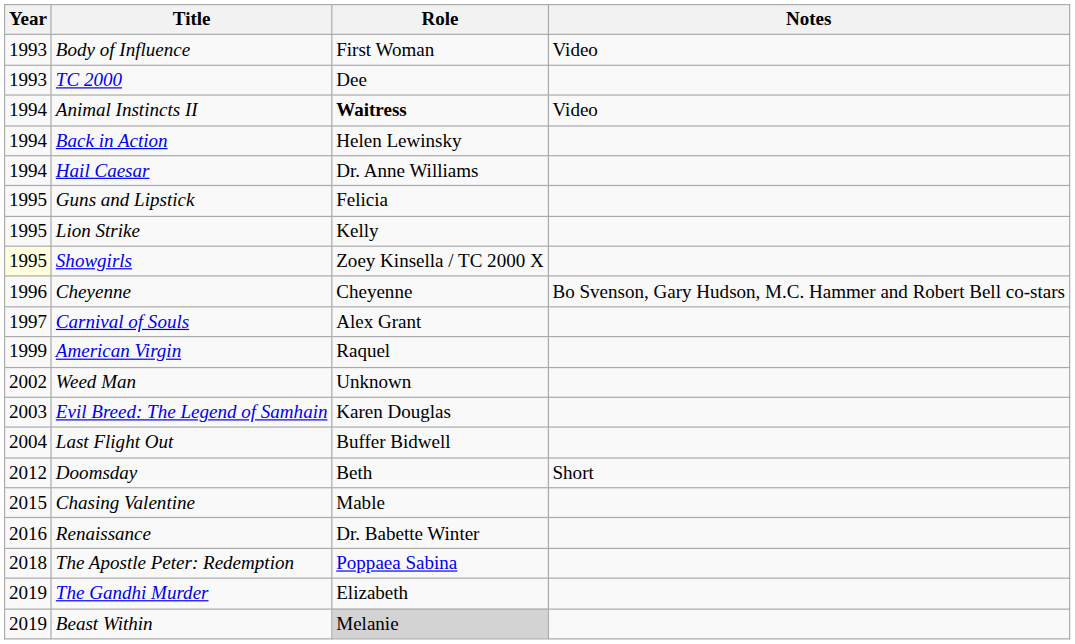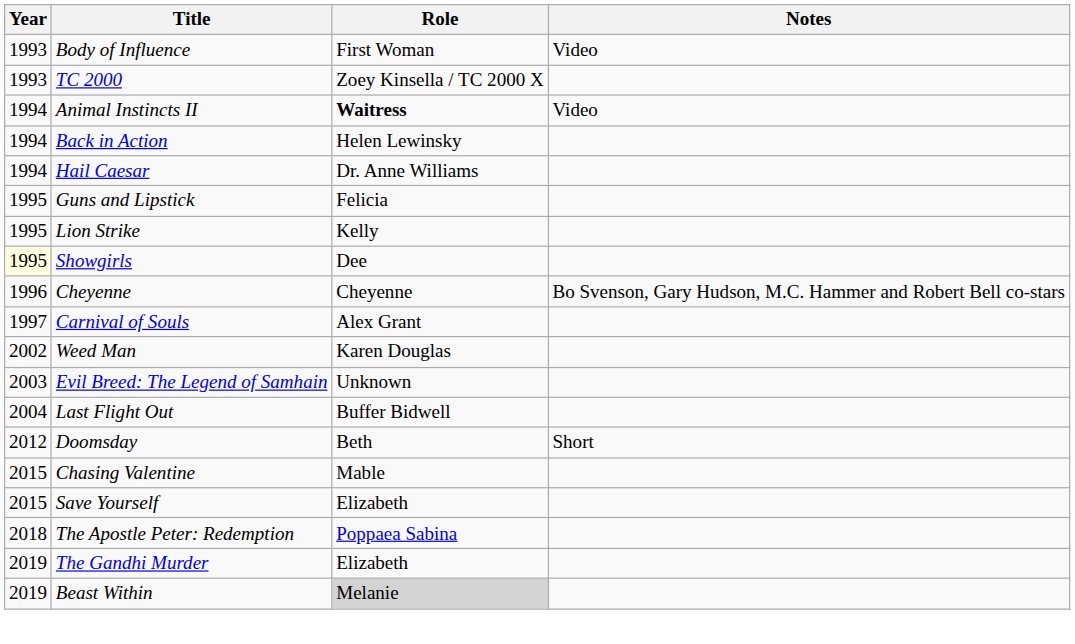(352, 79) Dee -> (440, 79) Zoey Kinsella / TC 2000 X
(440, 261) Zoey Kinsella / TC 2000 X -> (352, 261) Dee
- row: (119, 351)
(374, 381) Unknown -> (394, 351) Karen Douglas
(394, 412) Karen Douglas -> (374, 381) Unknown
+ row: (107, 502)
- row: (103, 532)
